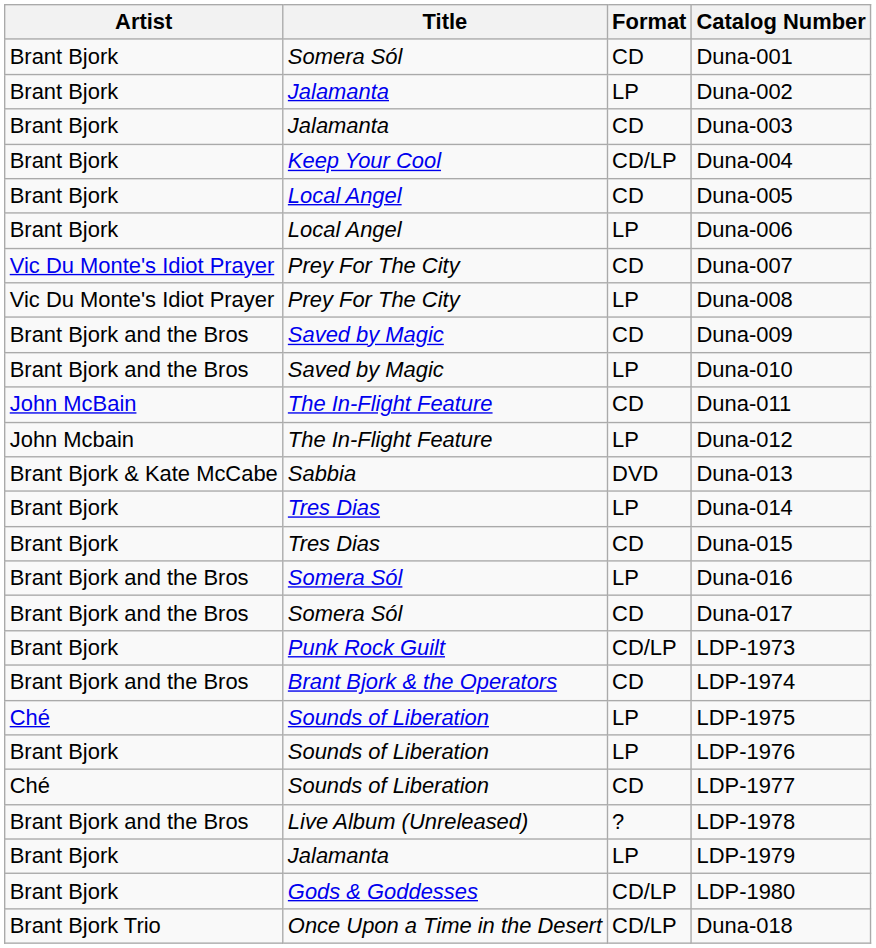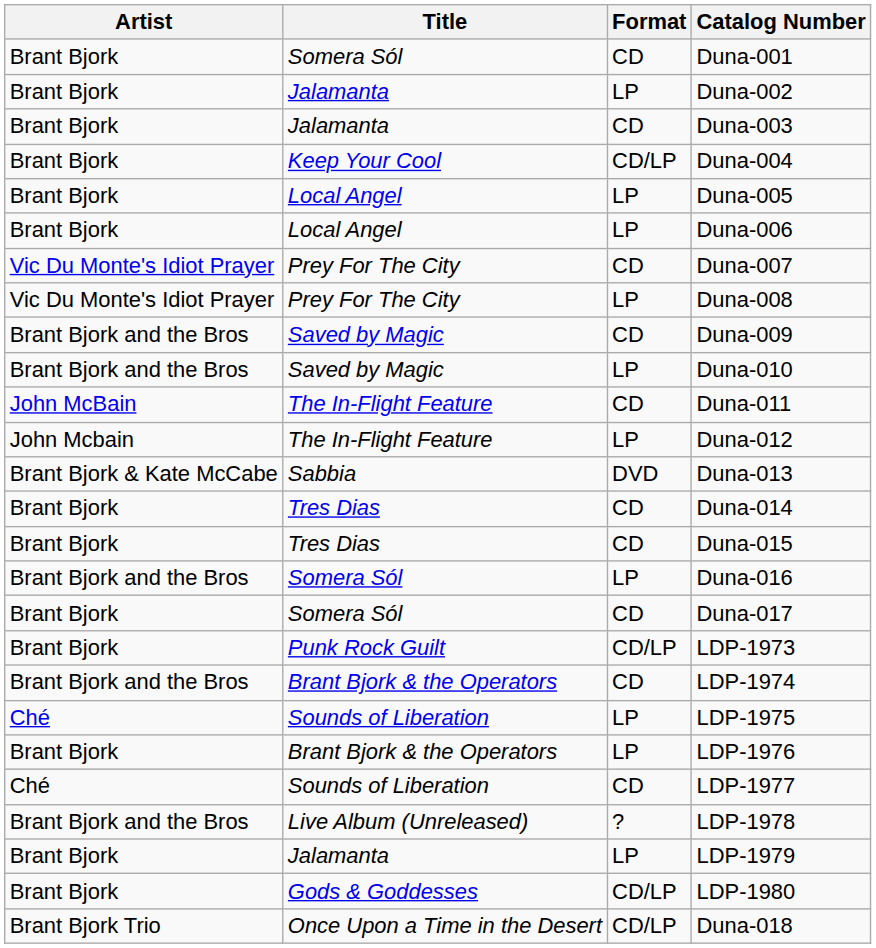(628, 195) CD -> (626, 195) LP
(626, 508) LP -> (628, 508) CD
(129, 612) Brant Bjork and the Bros -> (64, 612) Brant Bjork
(388, 751) Sounds of Liberation -> (422, 751) Brant Bjork & the Operators
